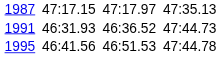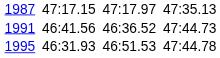(69, 28) 46:31.93 -> (69, 28) 46:41.56
(69, 47) 46:41.56 -> (69, 47) 46:31.93
